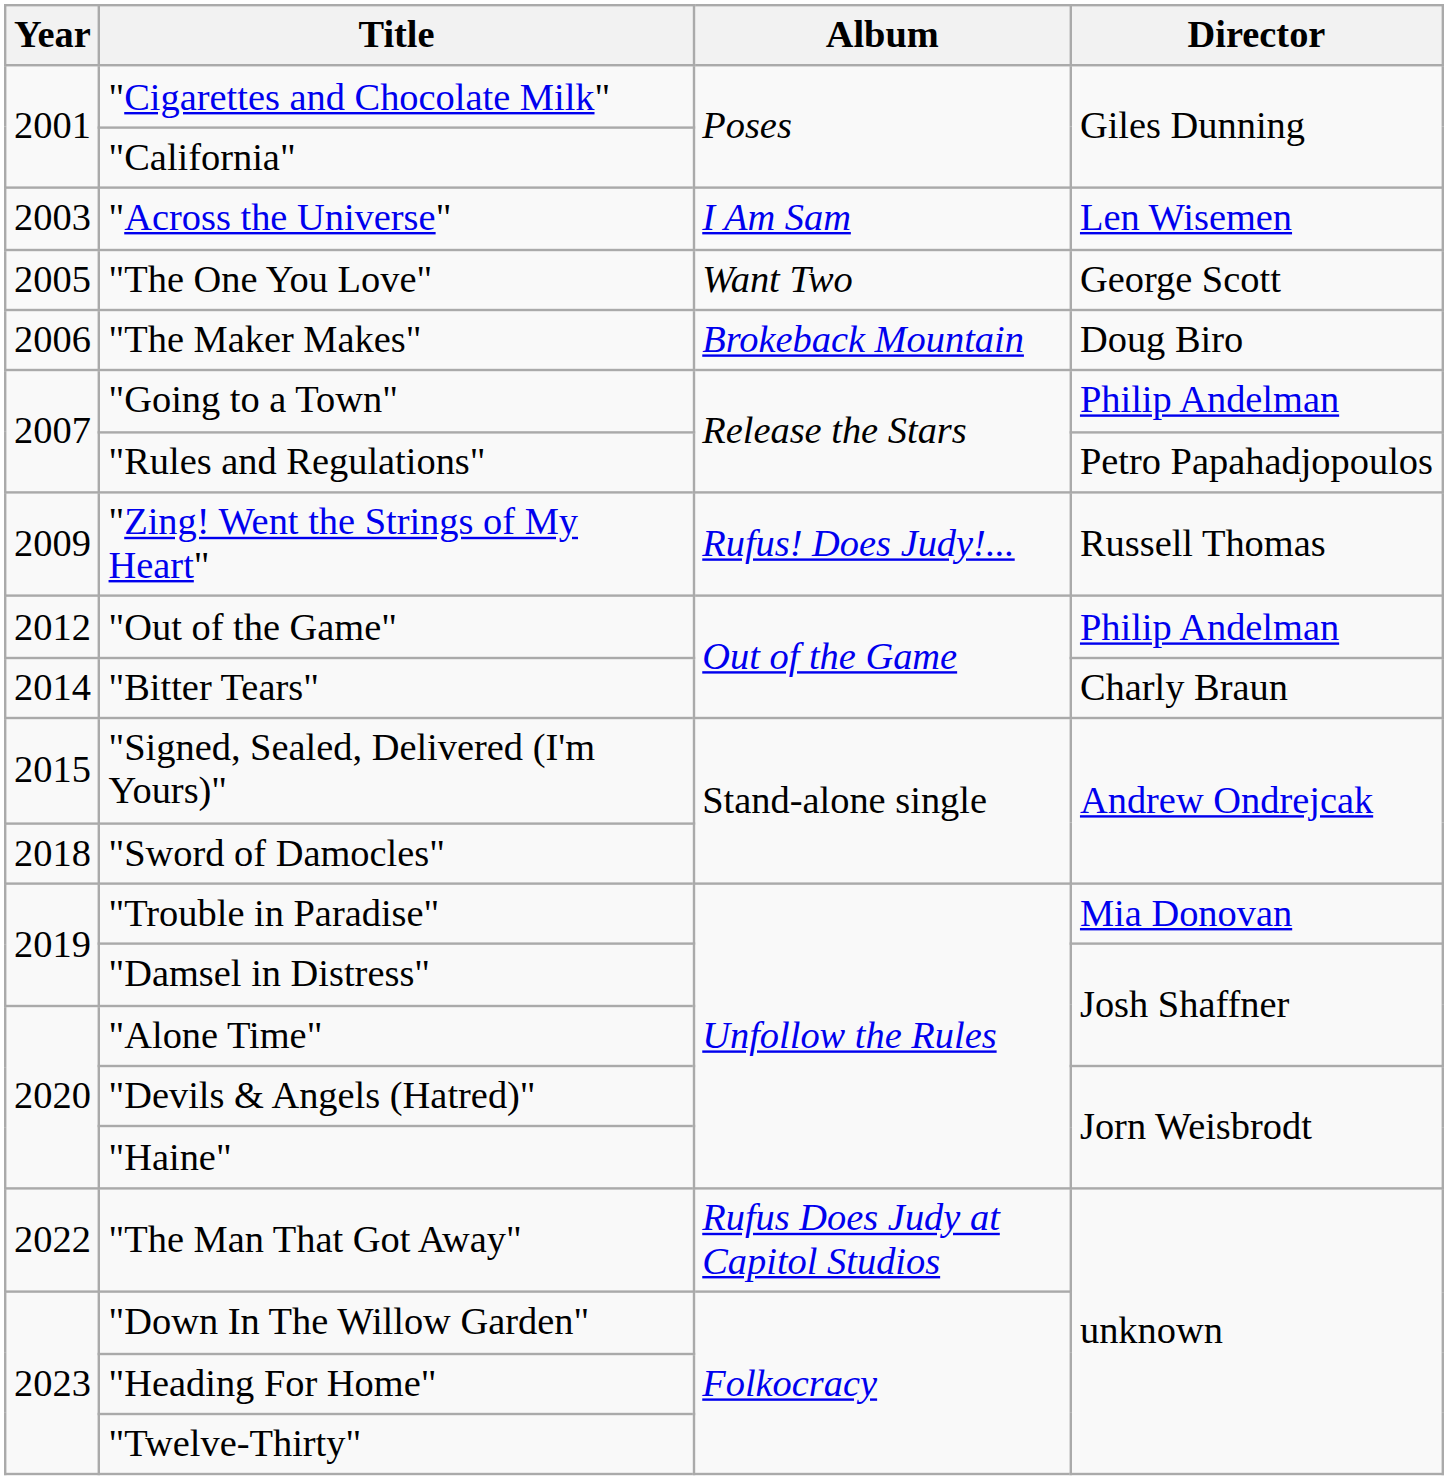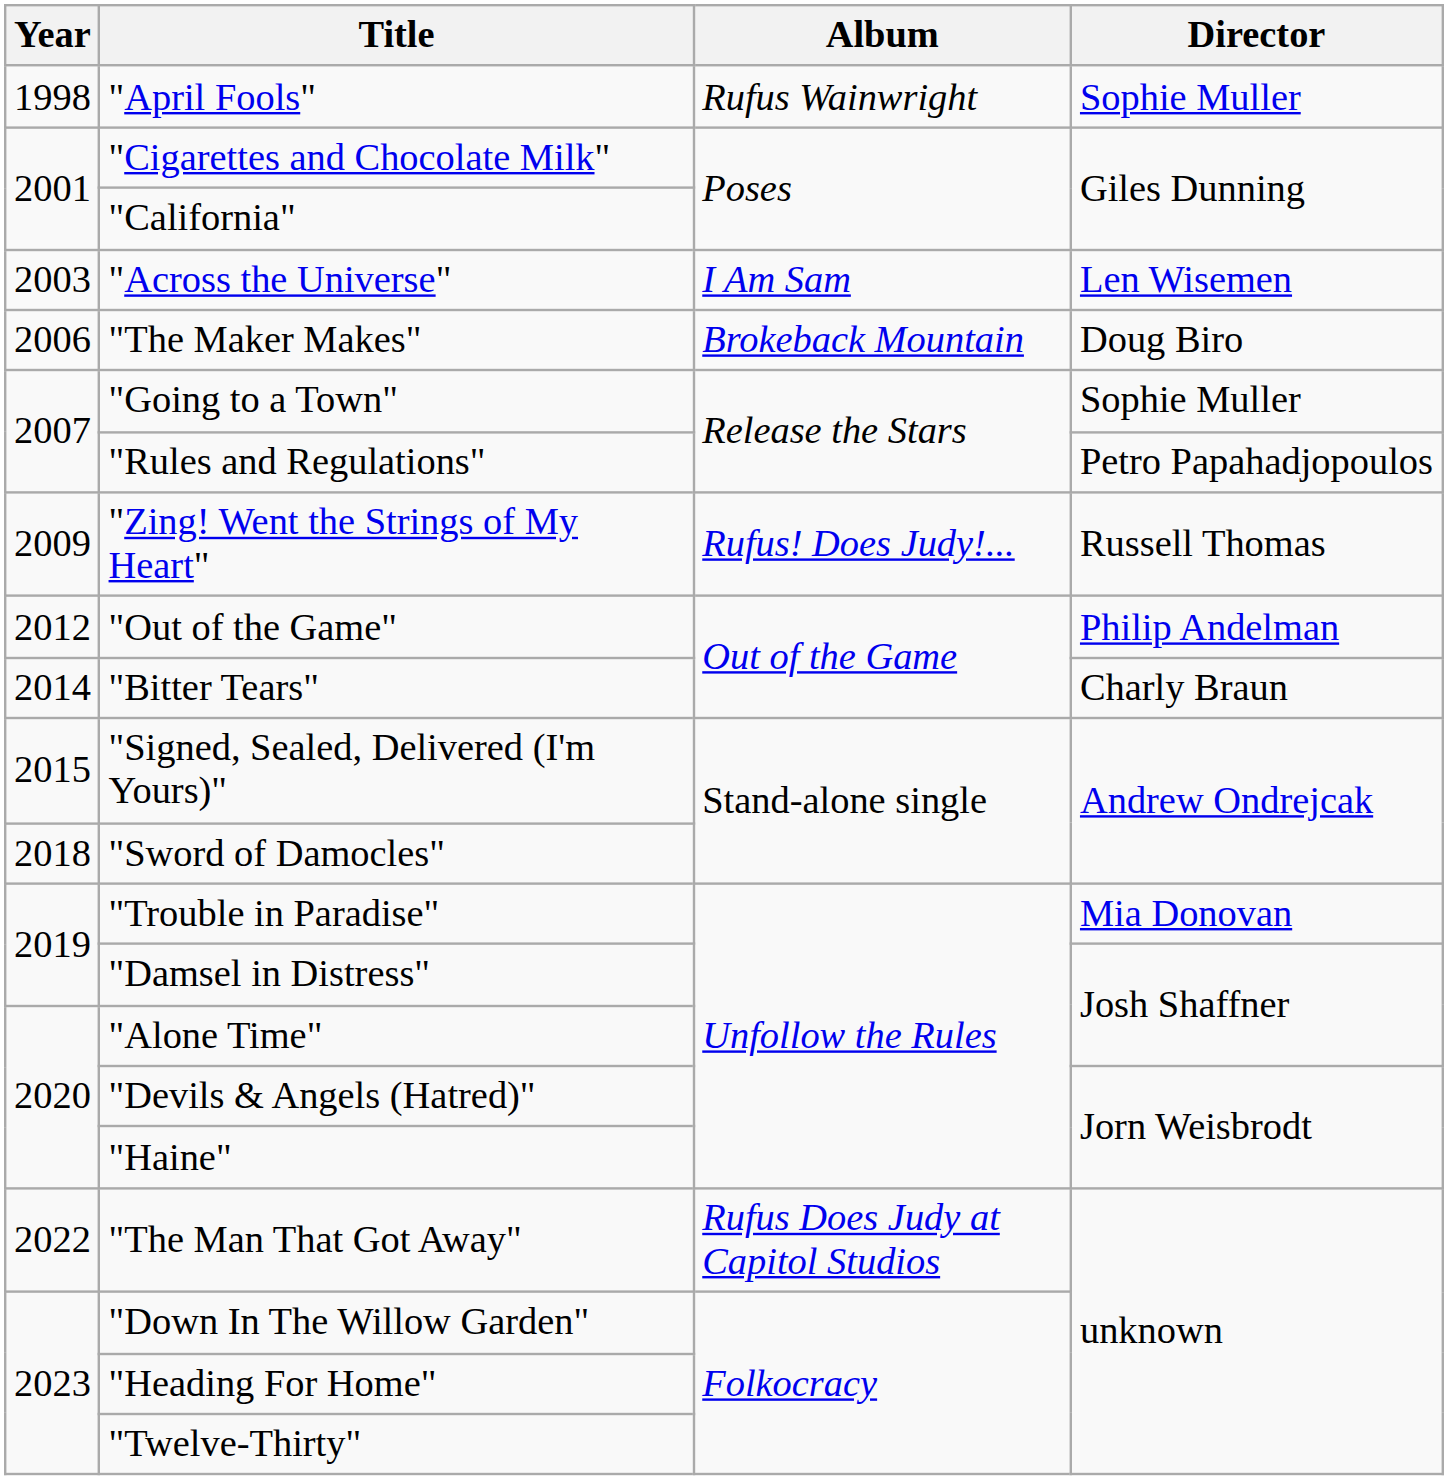+ row: (212, 95)
- row: (270, 278)
(1210, 400) Philip Andelman -> (1190, 400) Sophie Muller
